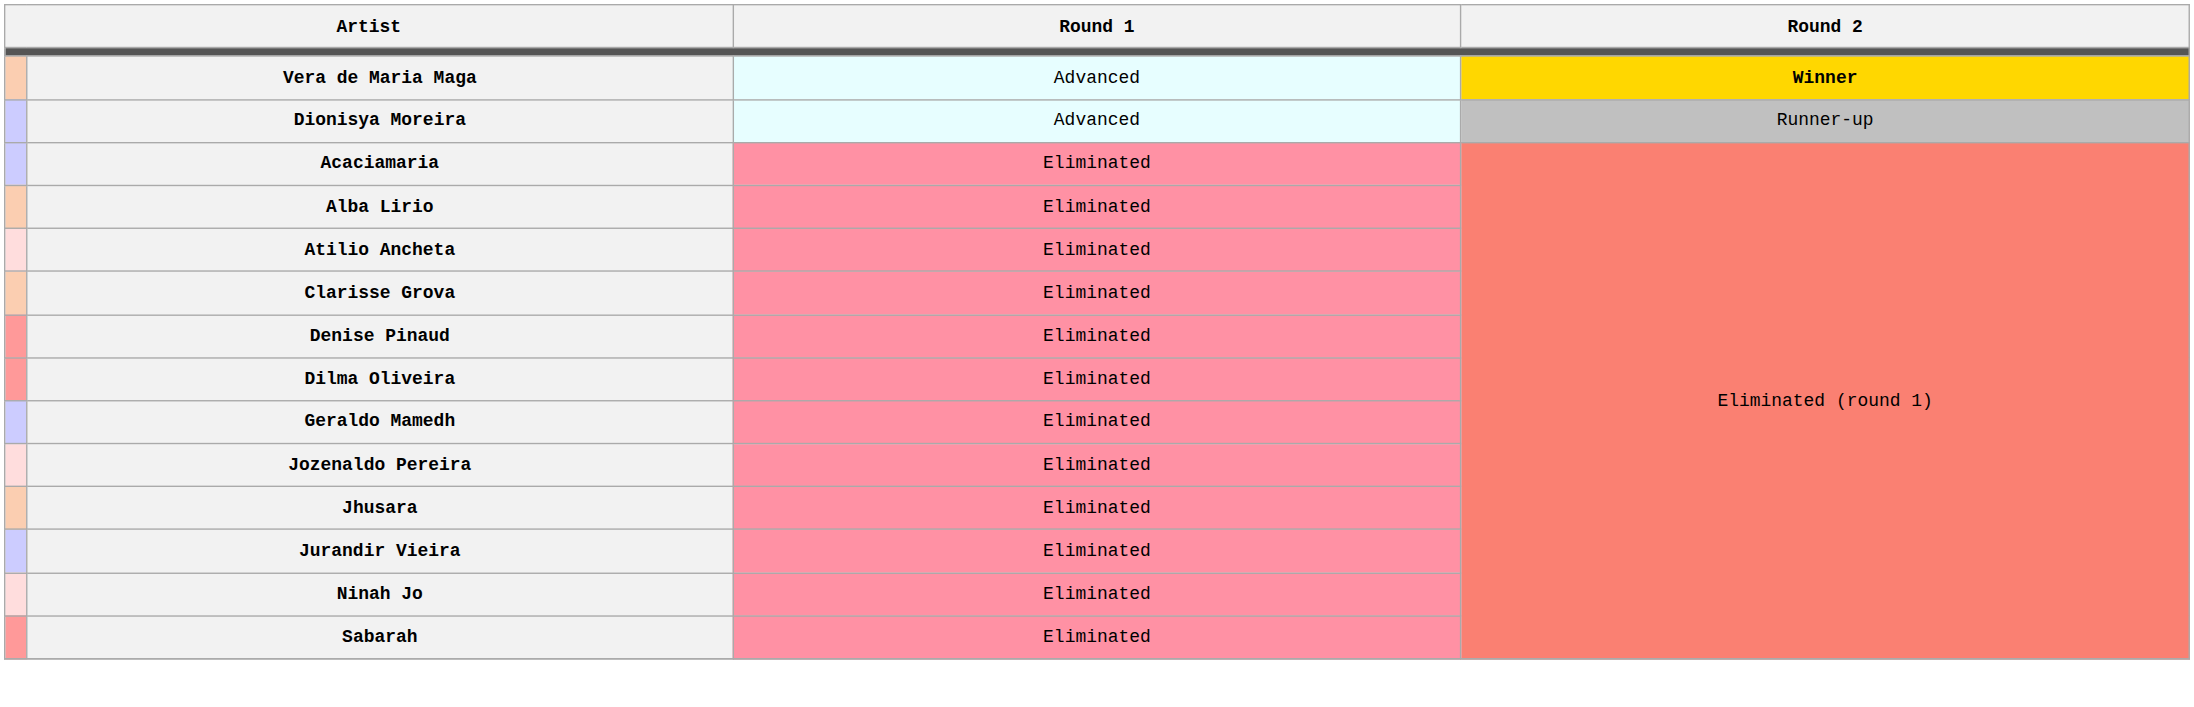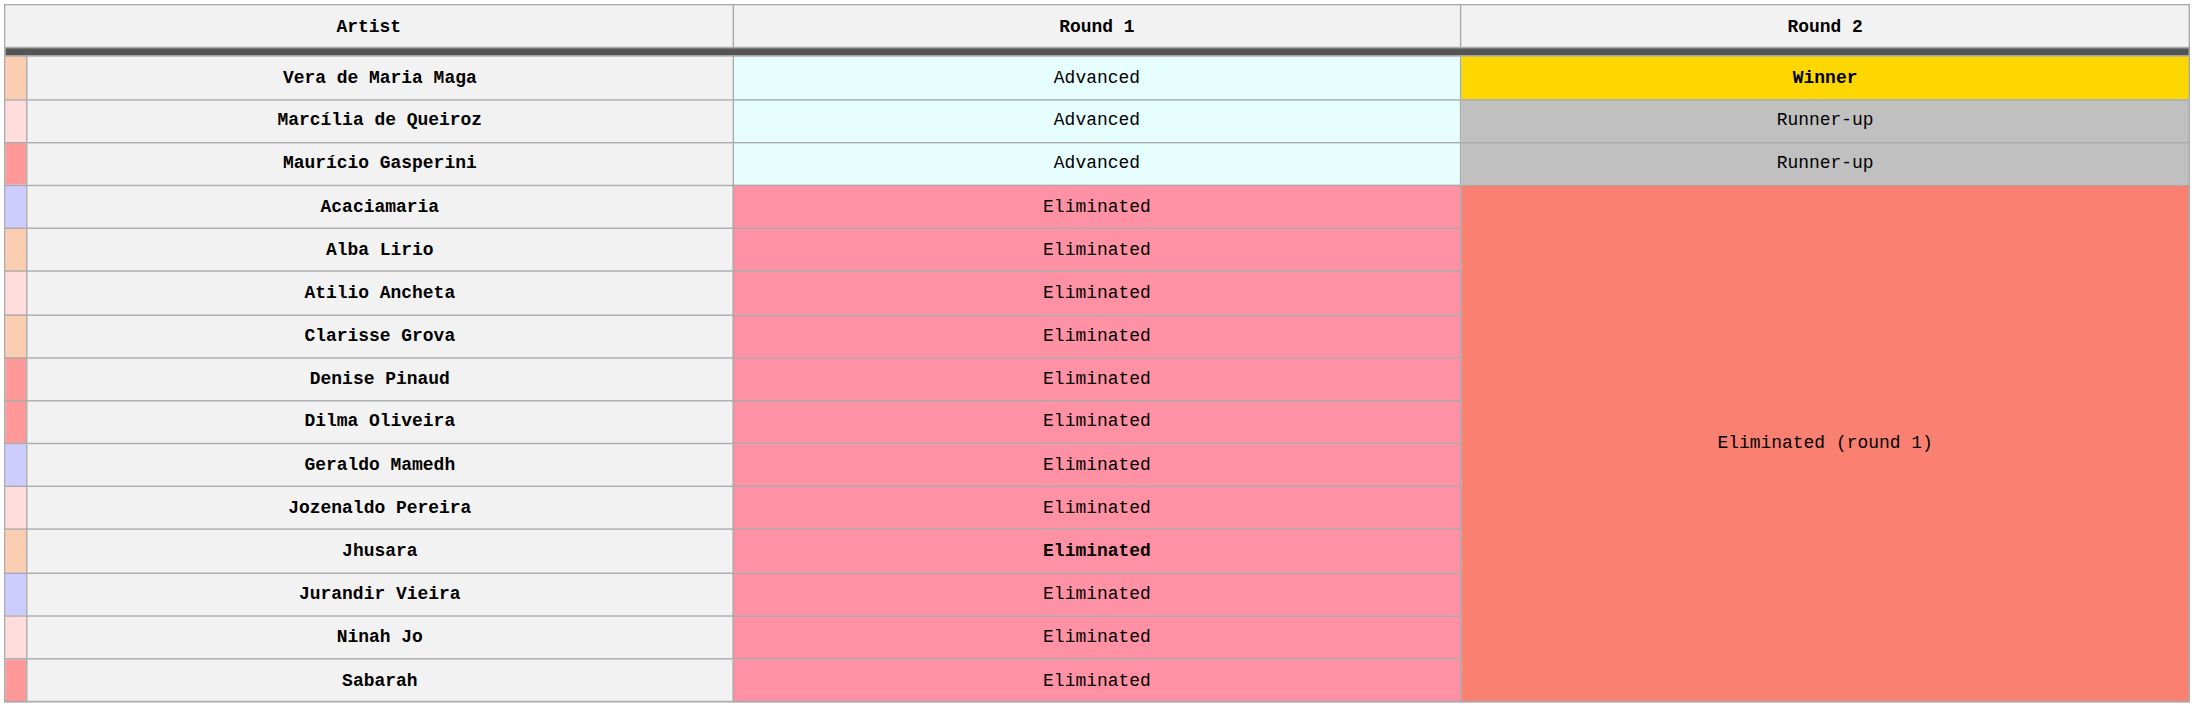- row: (380, 121)
+ row: (380, 121)
+ row: (380, 164)
(1097, 508) normal -> (1097, 551) bold
